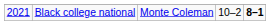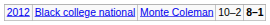(18, 12) 2021 -> (18, 12) 2012
